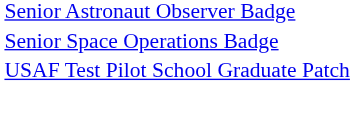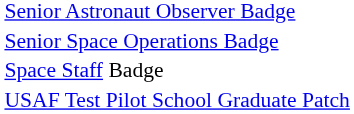+ row: (84, 70)
